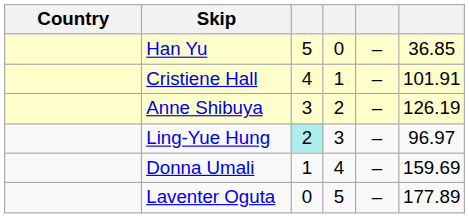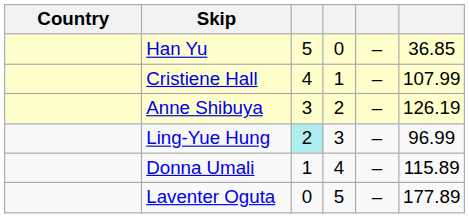(432, 78) 101.91 -> (432, 78) 107.99
(432, 138) 96.97 -> (432, 138) 96.99
(432, 167) 159.69 -> (432, 167) 115.89
